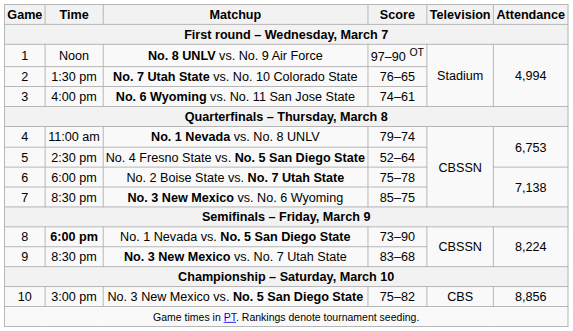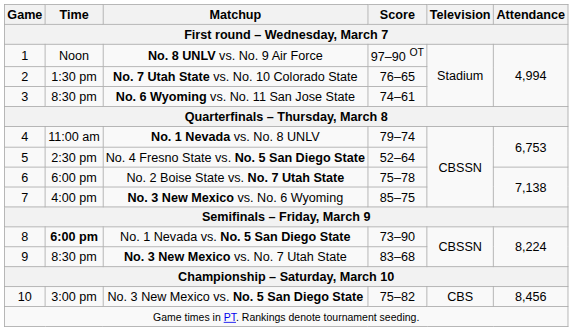(74, 97) 4:00 pm -> (74, 97) 8:30 pm
(74, 197) 8:30 pm -> (74, 197) 4:00 pm
(531, 297) 8,856 -> (531, 297) 8,456
